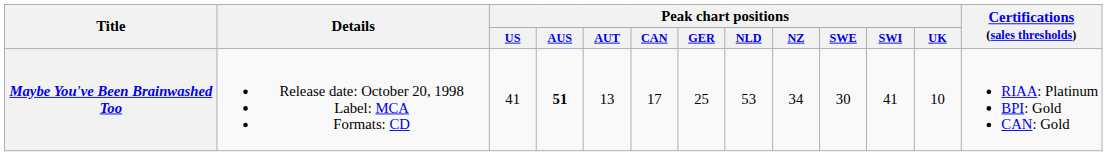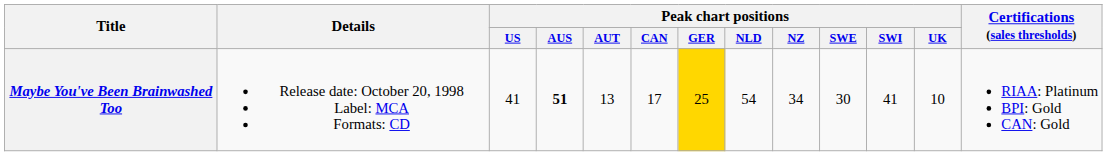(702, 99) no background -> (702, 99) gold background
(749, 99) 53 -> (749, 99) 54
